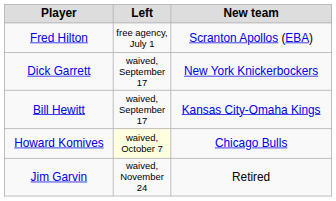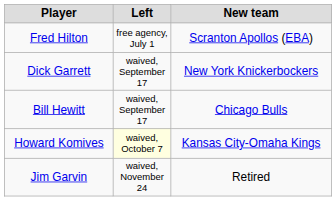(251, 109) Kansas City-Omaha Kings -> (251, 109) Chicago Bulls
(251, 143) Chicago Bulls -> (251, 143) Kansas City-Omaha Kings
